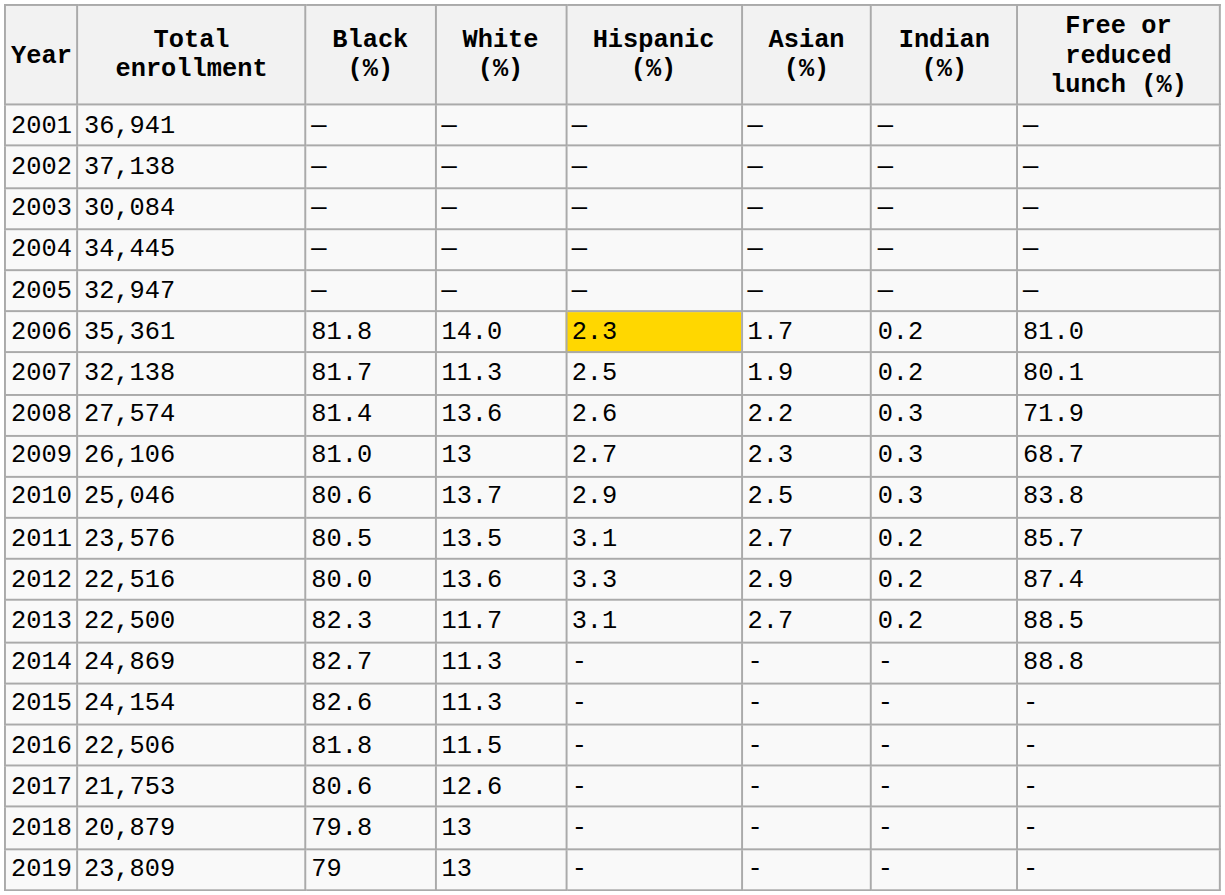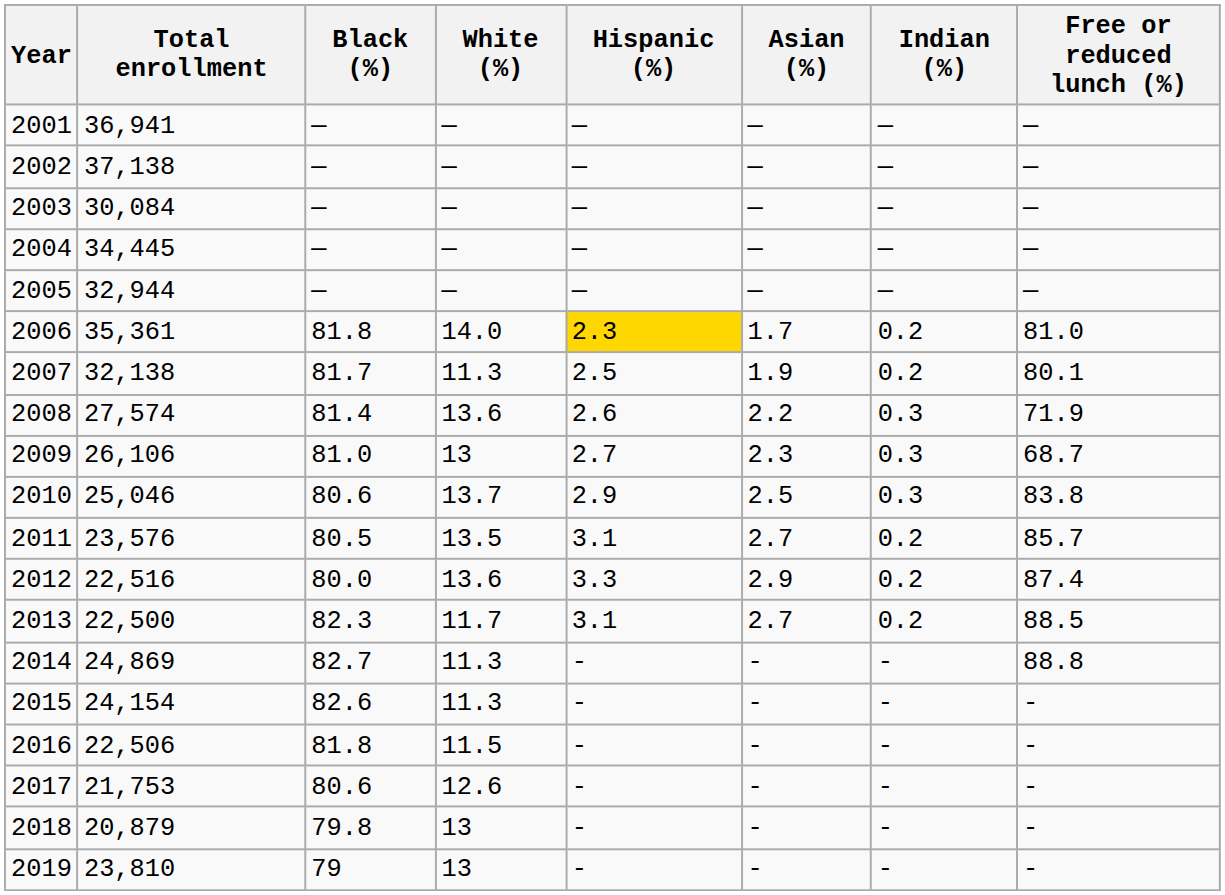(130, 291) 32,947 -> (130, 291) 32,944
(130, 869) 23,809 -> (130, 869) 23,810
